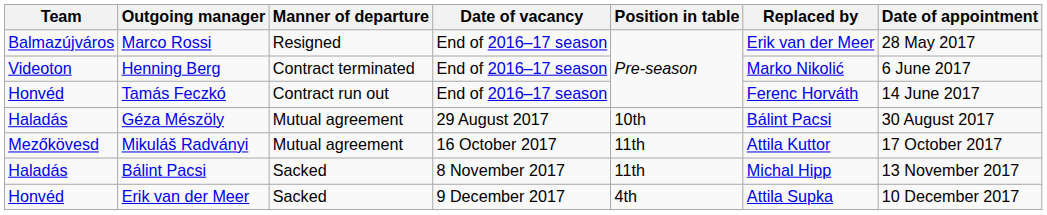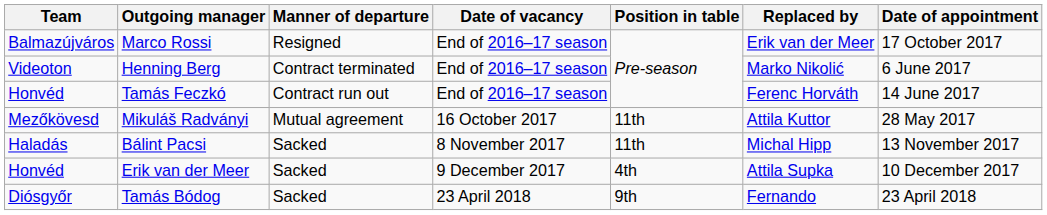(929, 42) 28 May 2017 -> (942, 42) 17 October 2017
- row: (173, 119)
(942, 145) 17 October 2017 -> (929, 119) 28 May 2017
+ row: (171, 196)
